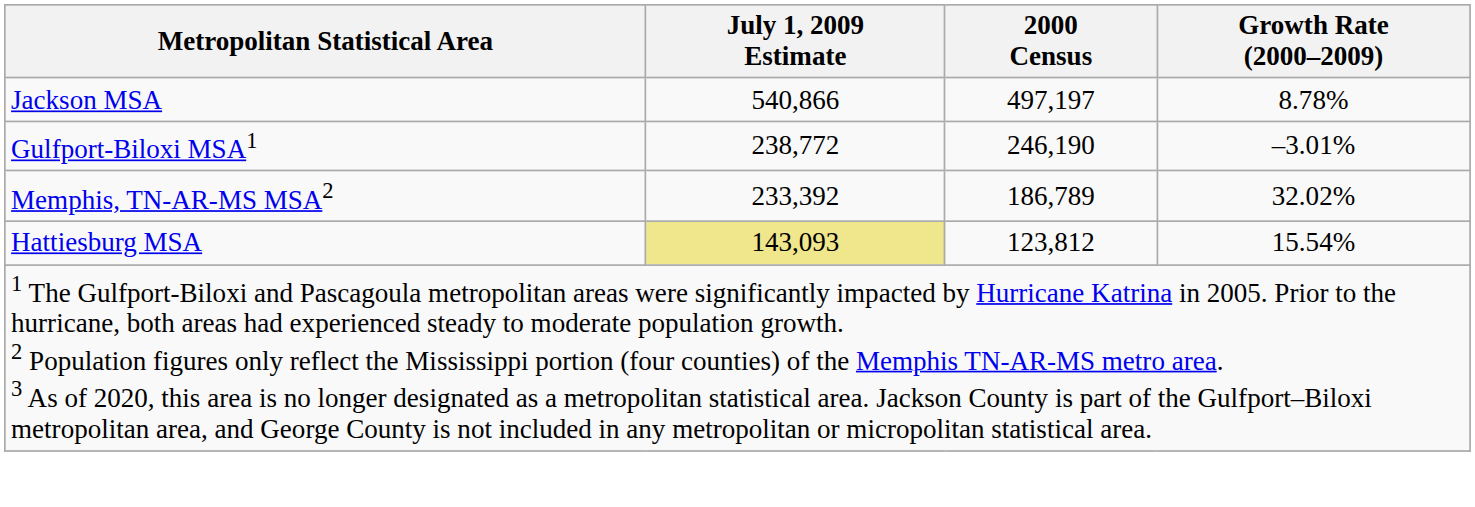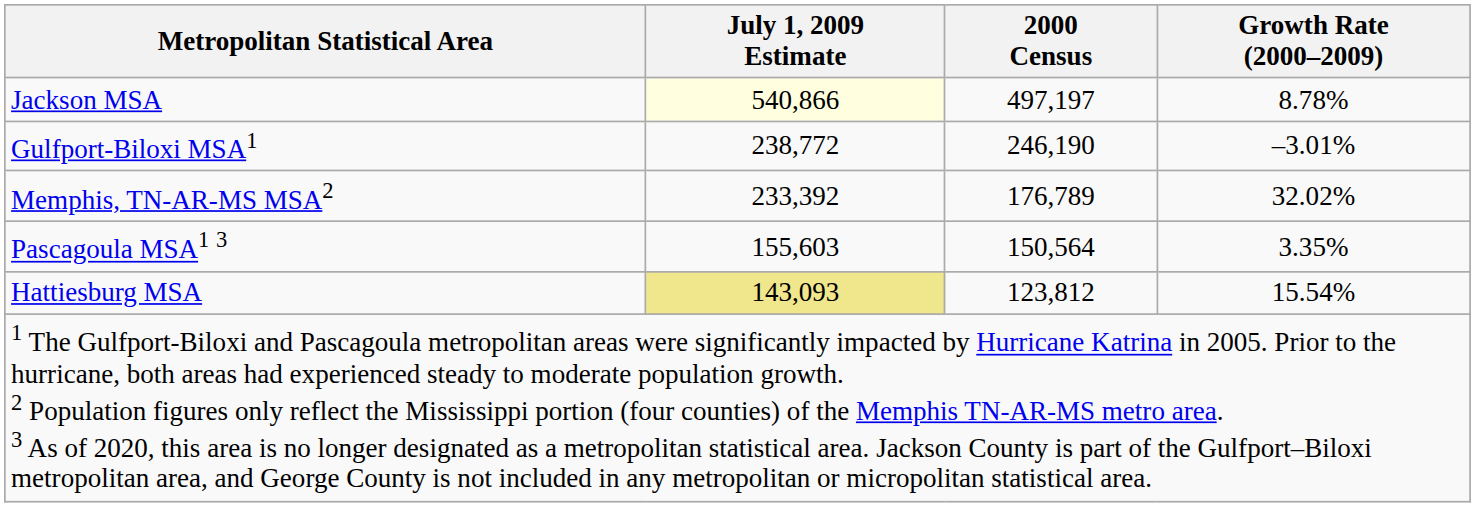(795, 99) no background -> (795, 99) lightyellow background
(1051, 195) 186,789 -> (1051, 195) 176,789
+ row: (119, 246)
